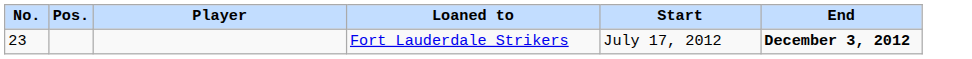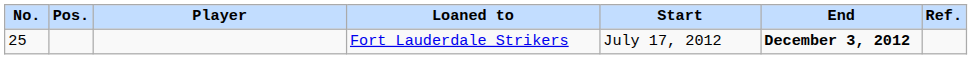+ column: (944, 17)
(17, 42) 23 -> (17, 42) 25
